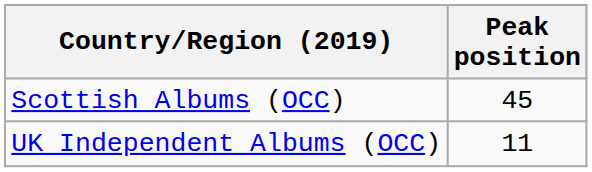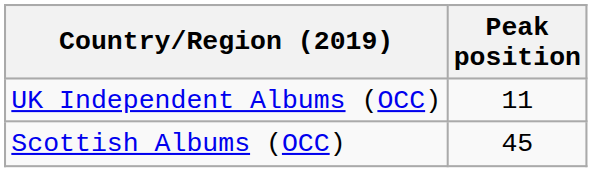rows swapped: (178, 100) <-> (226, 144)
